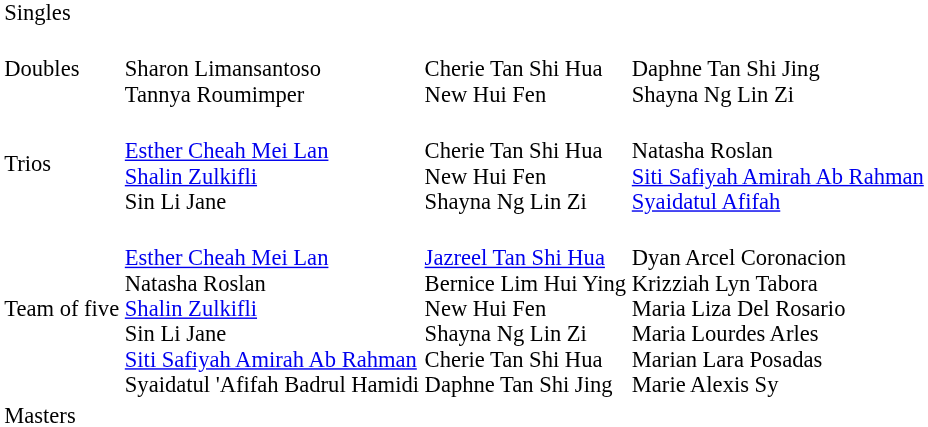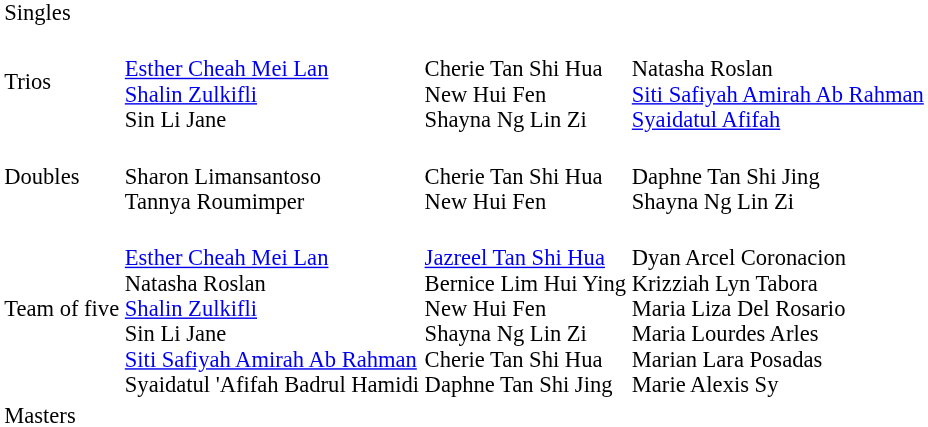rows swapped: (42, 69) <-> (28, 163)
